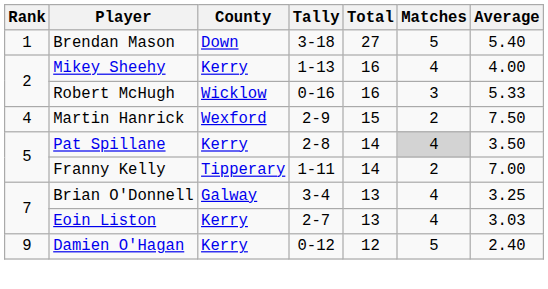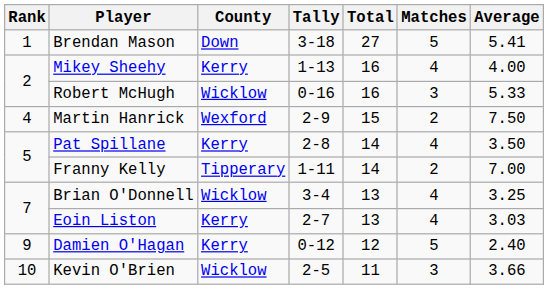(507, 43) 5.40 -> (507, 43) 5.41
(434, 144) lightgrey background -> (434, 144) no background
(229, 195) Galway -> (234, 195) Wicklow
+ row: (114, 272)
